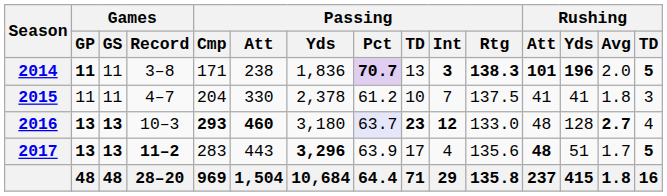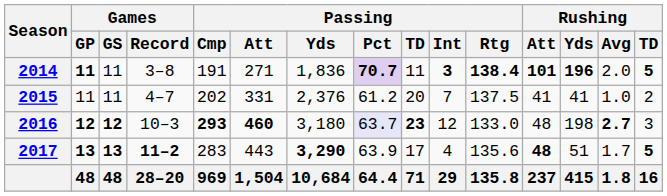(212, 71) 171 -> (212, 71) 191
(259, 71) 238 -> (259, 71) 271
(415, 71) 13 -> (415, 71) 11
(495, 71) 138.3 -> (495, 71) 138.4
(212, 98) 204 -> (212, 98) 202
(259, 98) 330 -> (259, 98) 331
(321, 98) 2,378 -> (321, 98) 2,376
(415, 98) 10 -> (415, 98) 20
(616, 98) 1.8 -> (616, 98) 1.0
(649, 98) 3 -> (649, 98) 2
(85, 125) 13 -> (85, 125) 12
(113, 125) 13 -> (113, 125) 12
(447, 125) bold -> (447, 125) normal
(579, 125) 128 -> (579, 125) 198
(649, 125) 4 -> (649, 125) 3
(321, 151) 3,296 -> (321, 151) 3,290
